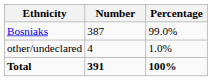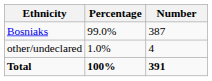columns swapped: (115, 13) <-> (177, 13)
